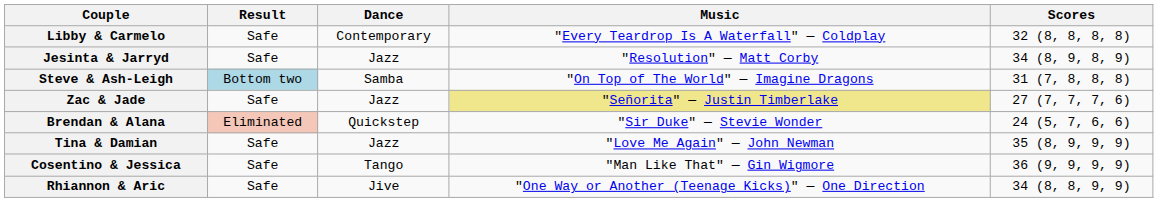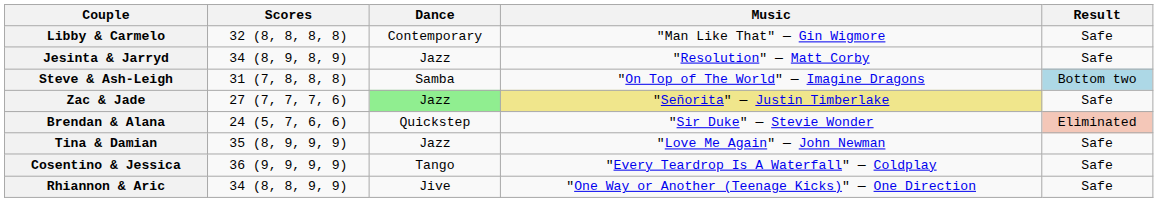columns swapped: (1071, 15) <-> (263, 15)
(720, 37) "Every Teardrop Is A Waterfall" — Coldplay -> (771, 37) "Man Like That" — Gin Wigmore
(384, 101) no background -> (435, 101) lightgreen background
(720, 165) "Man Like That" — Gin Wigmore -> (771, 165) "Every Teardrop Is A Waterfall" — Coldplay
